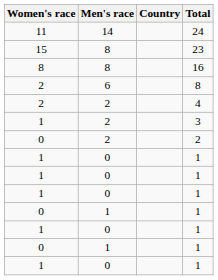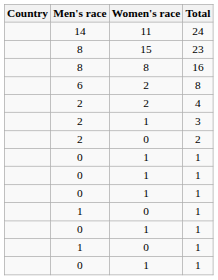columns swapped: (160, 13) <-> (41, 13)
